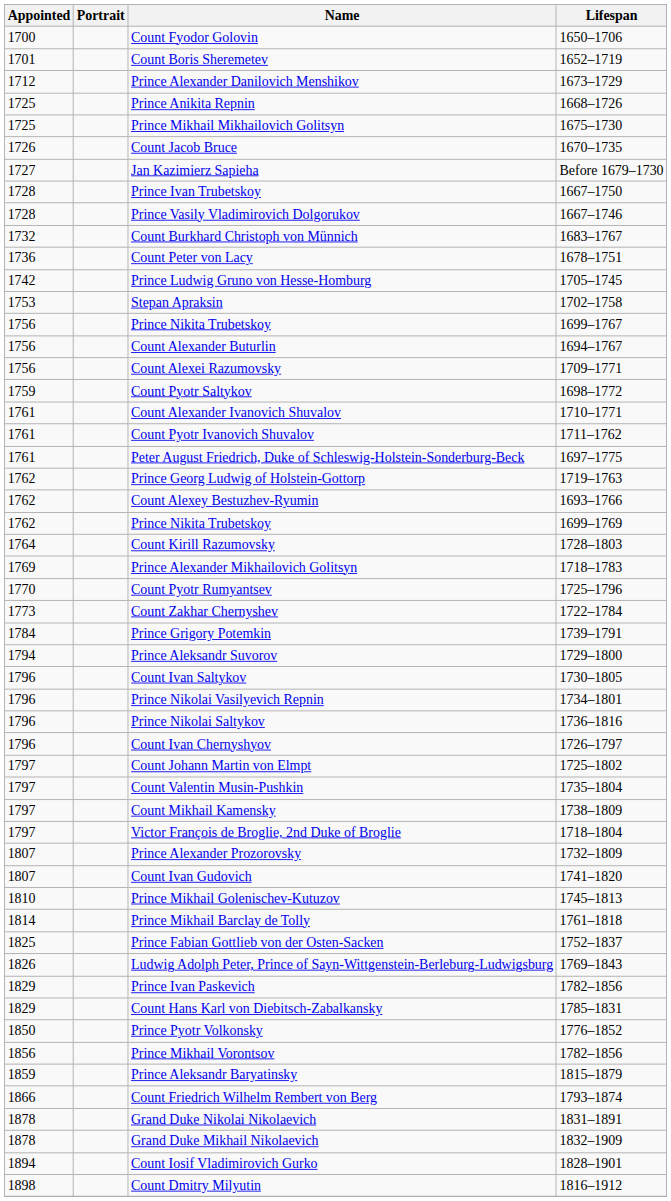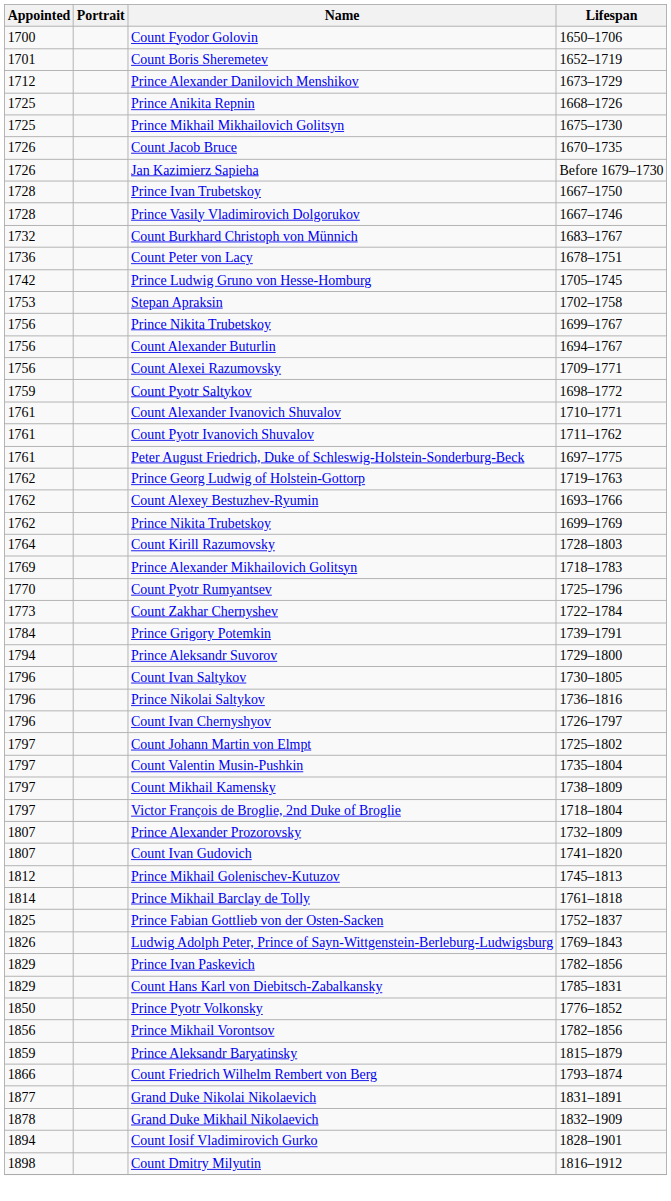(22, 170) 1727 -> (22, 170) 1726
- row: (227, 699)
(22, 898) 1810 -> (22, 876) 1812
(22, 1119) 1878 -> (22, 1097) 1877
